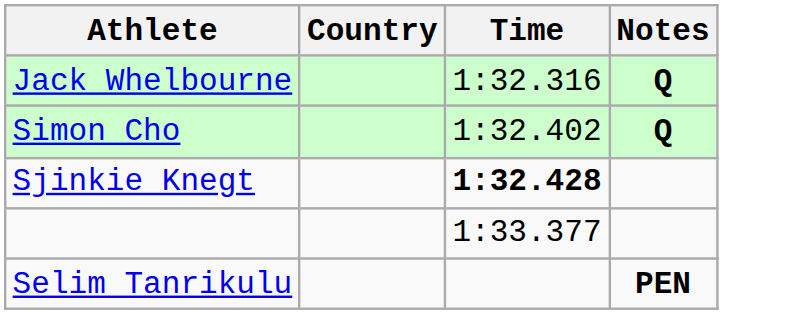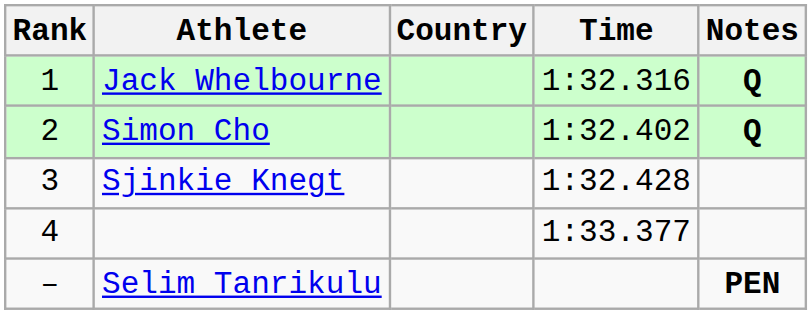+ column: (50, 31)
(527, 182) bold -> (616, 182) normal
